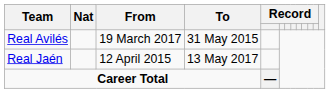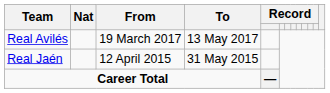(223, 39) 31 May 2015 -> (223, 39) 13 May 2017
(223, 59) 13 May 2017 -> (223, 59) 31 May 2015
